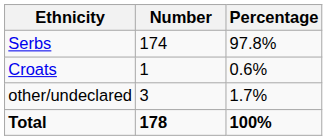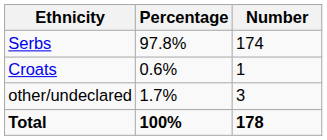columns swapped: (181, 17) <-> (274, 17)
